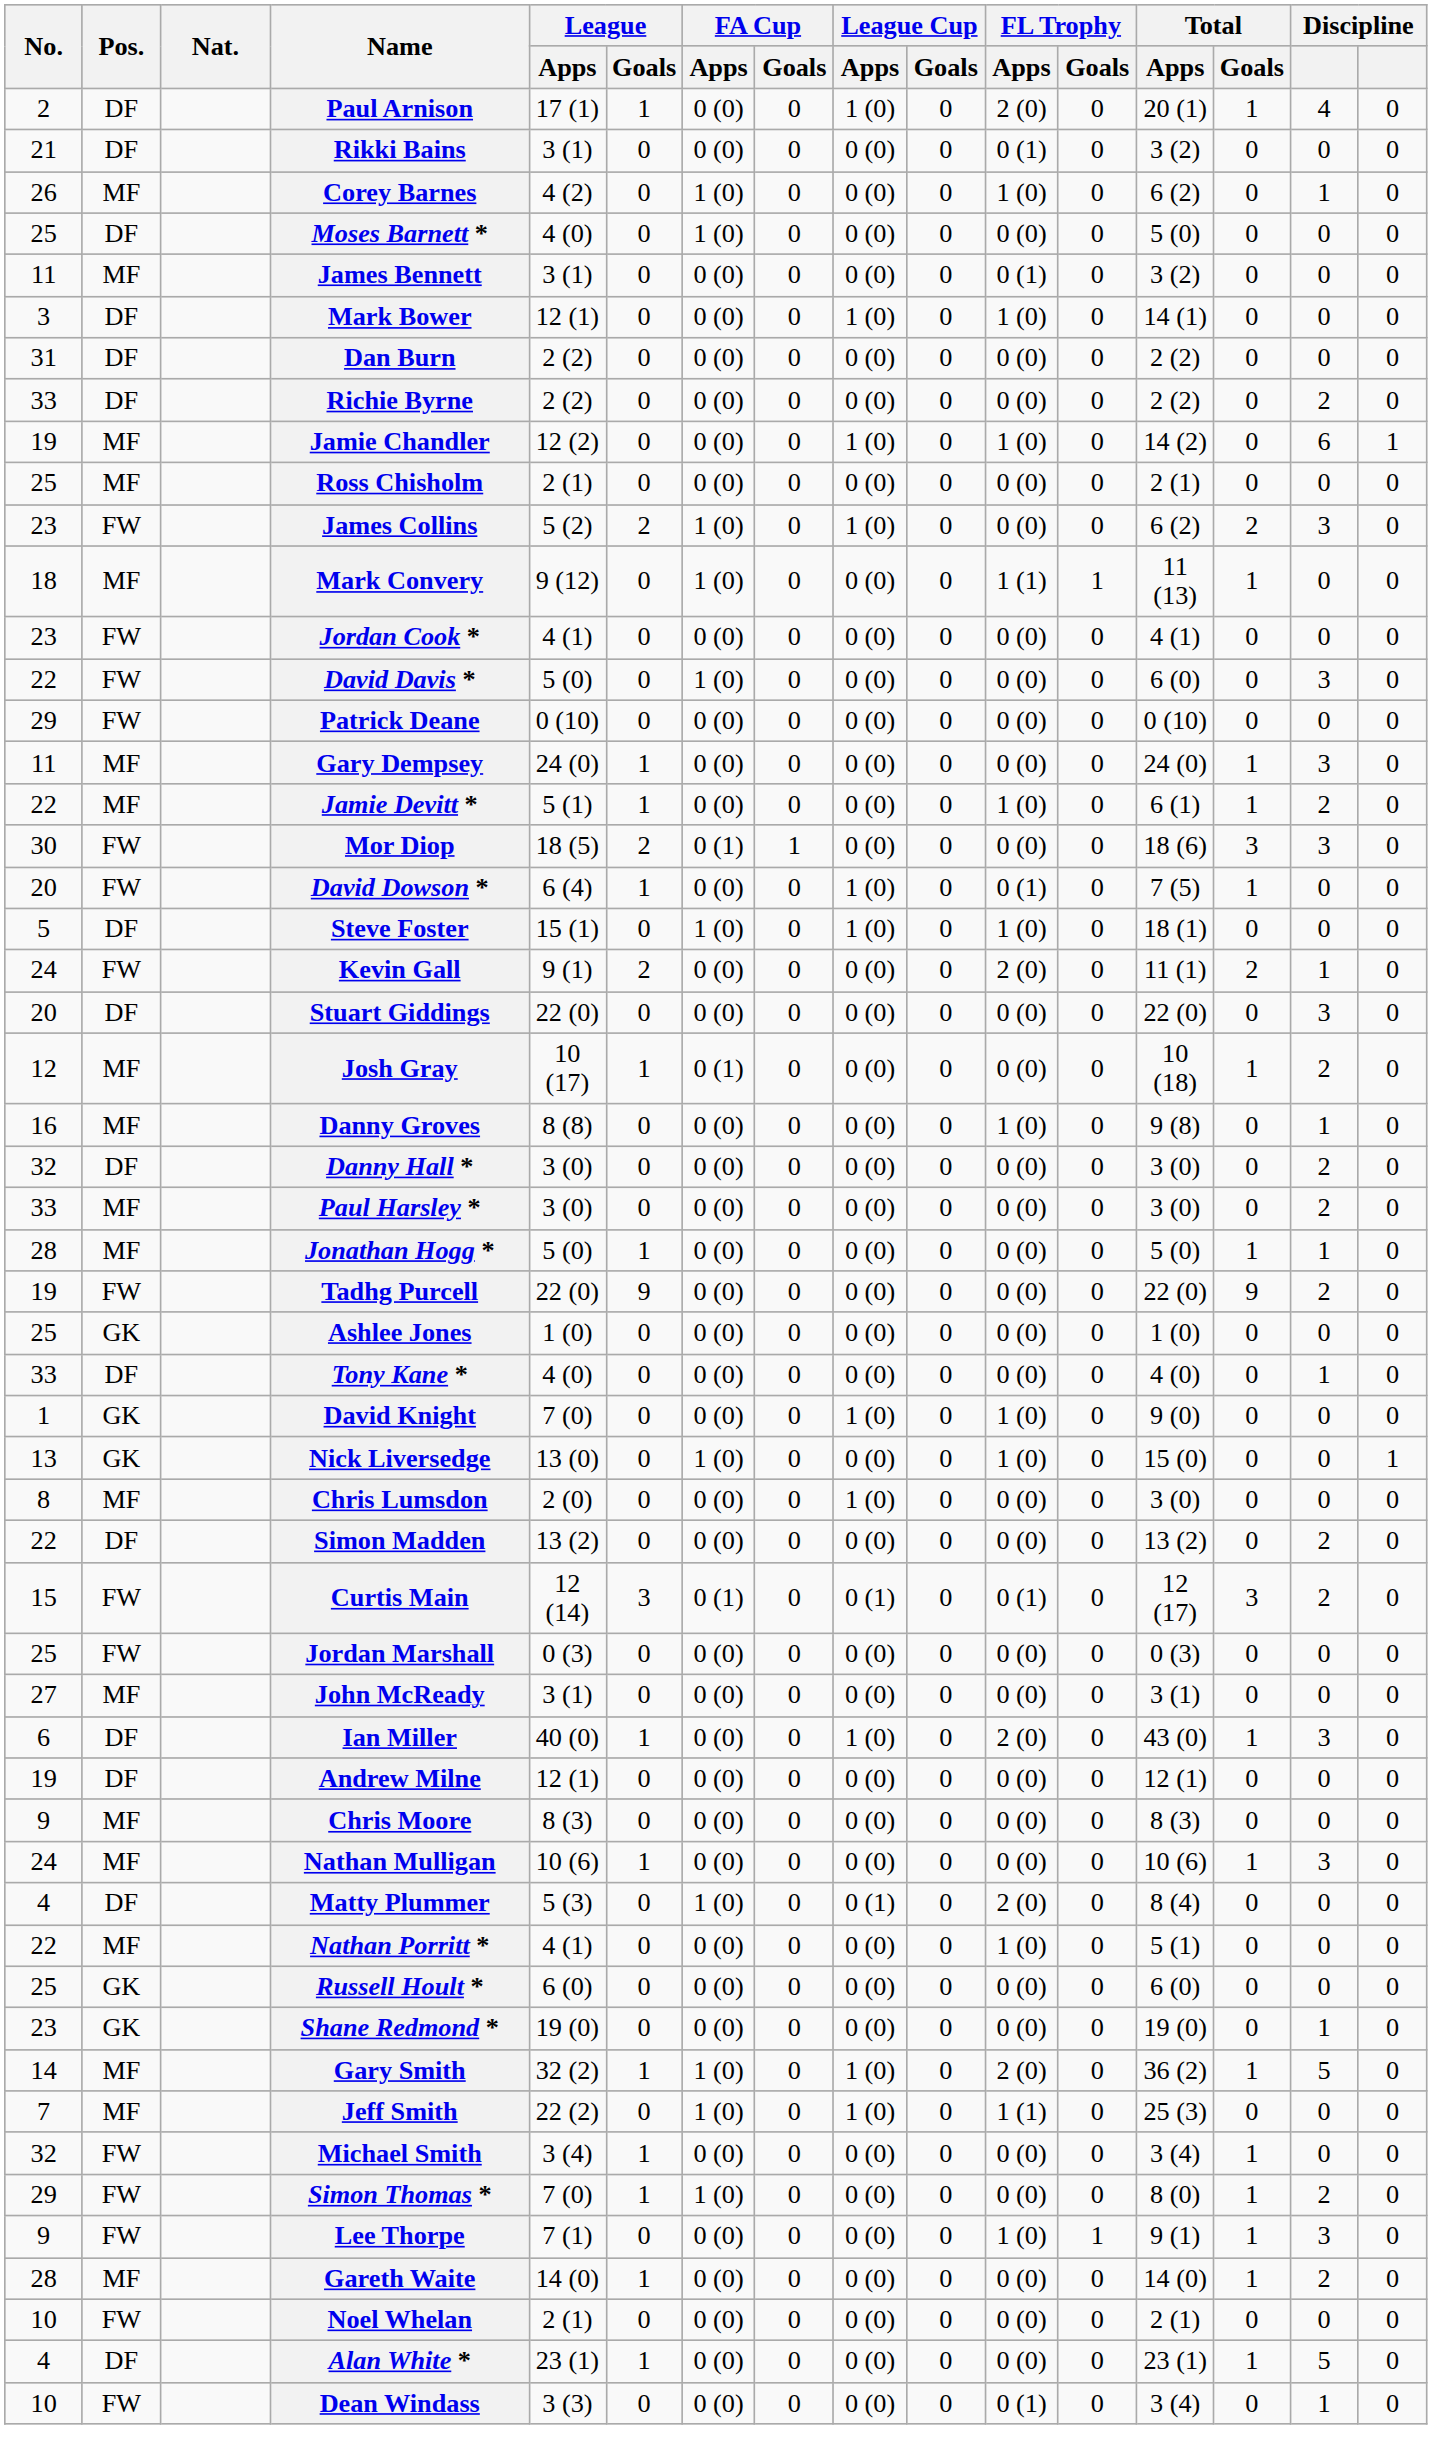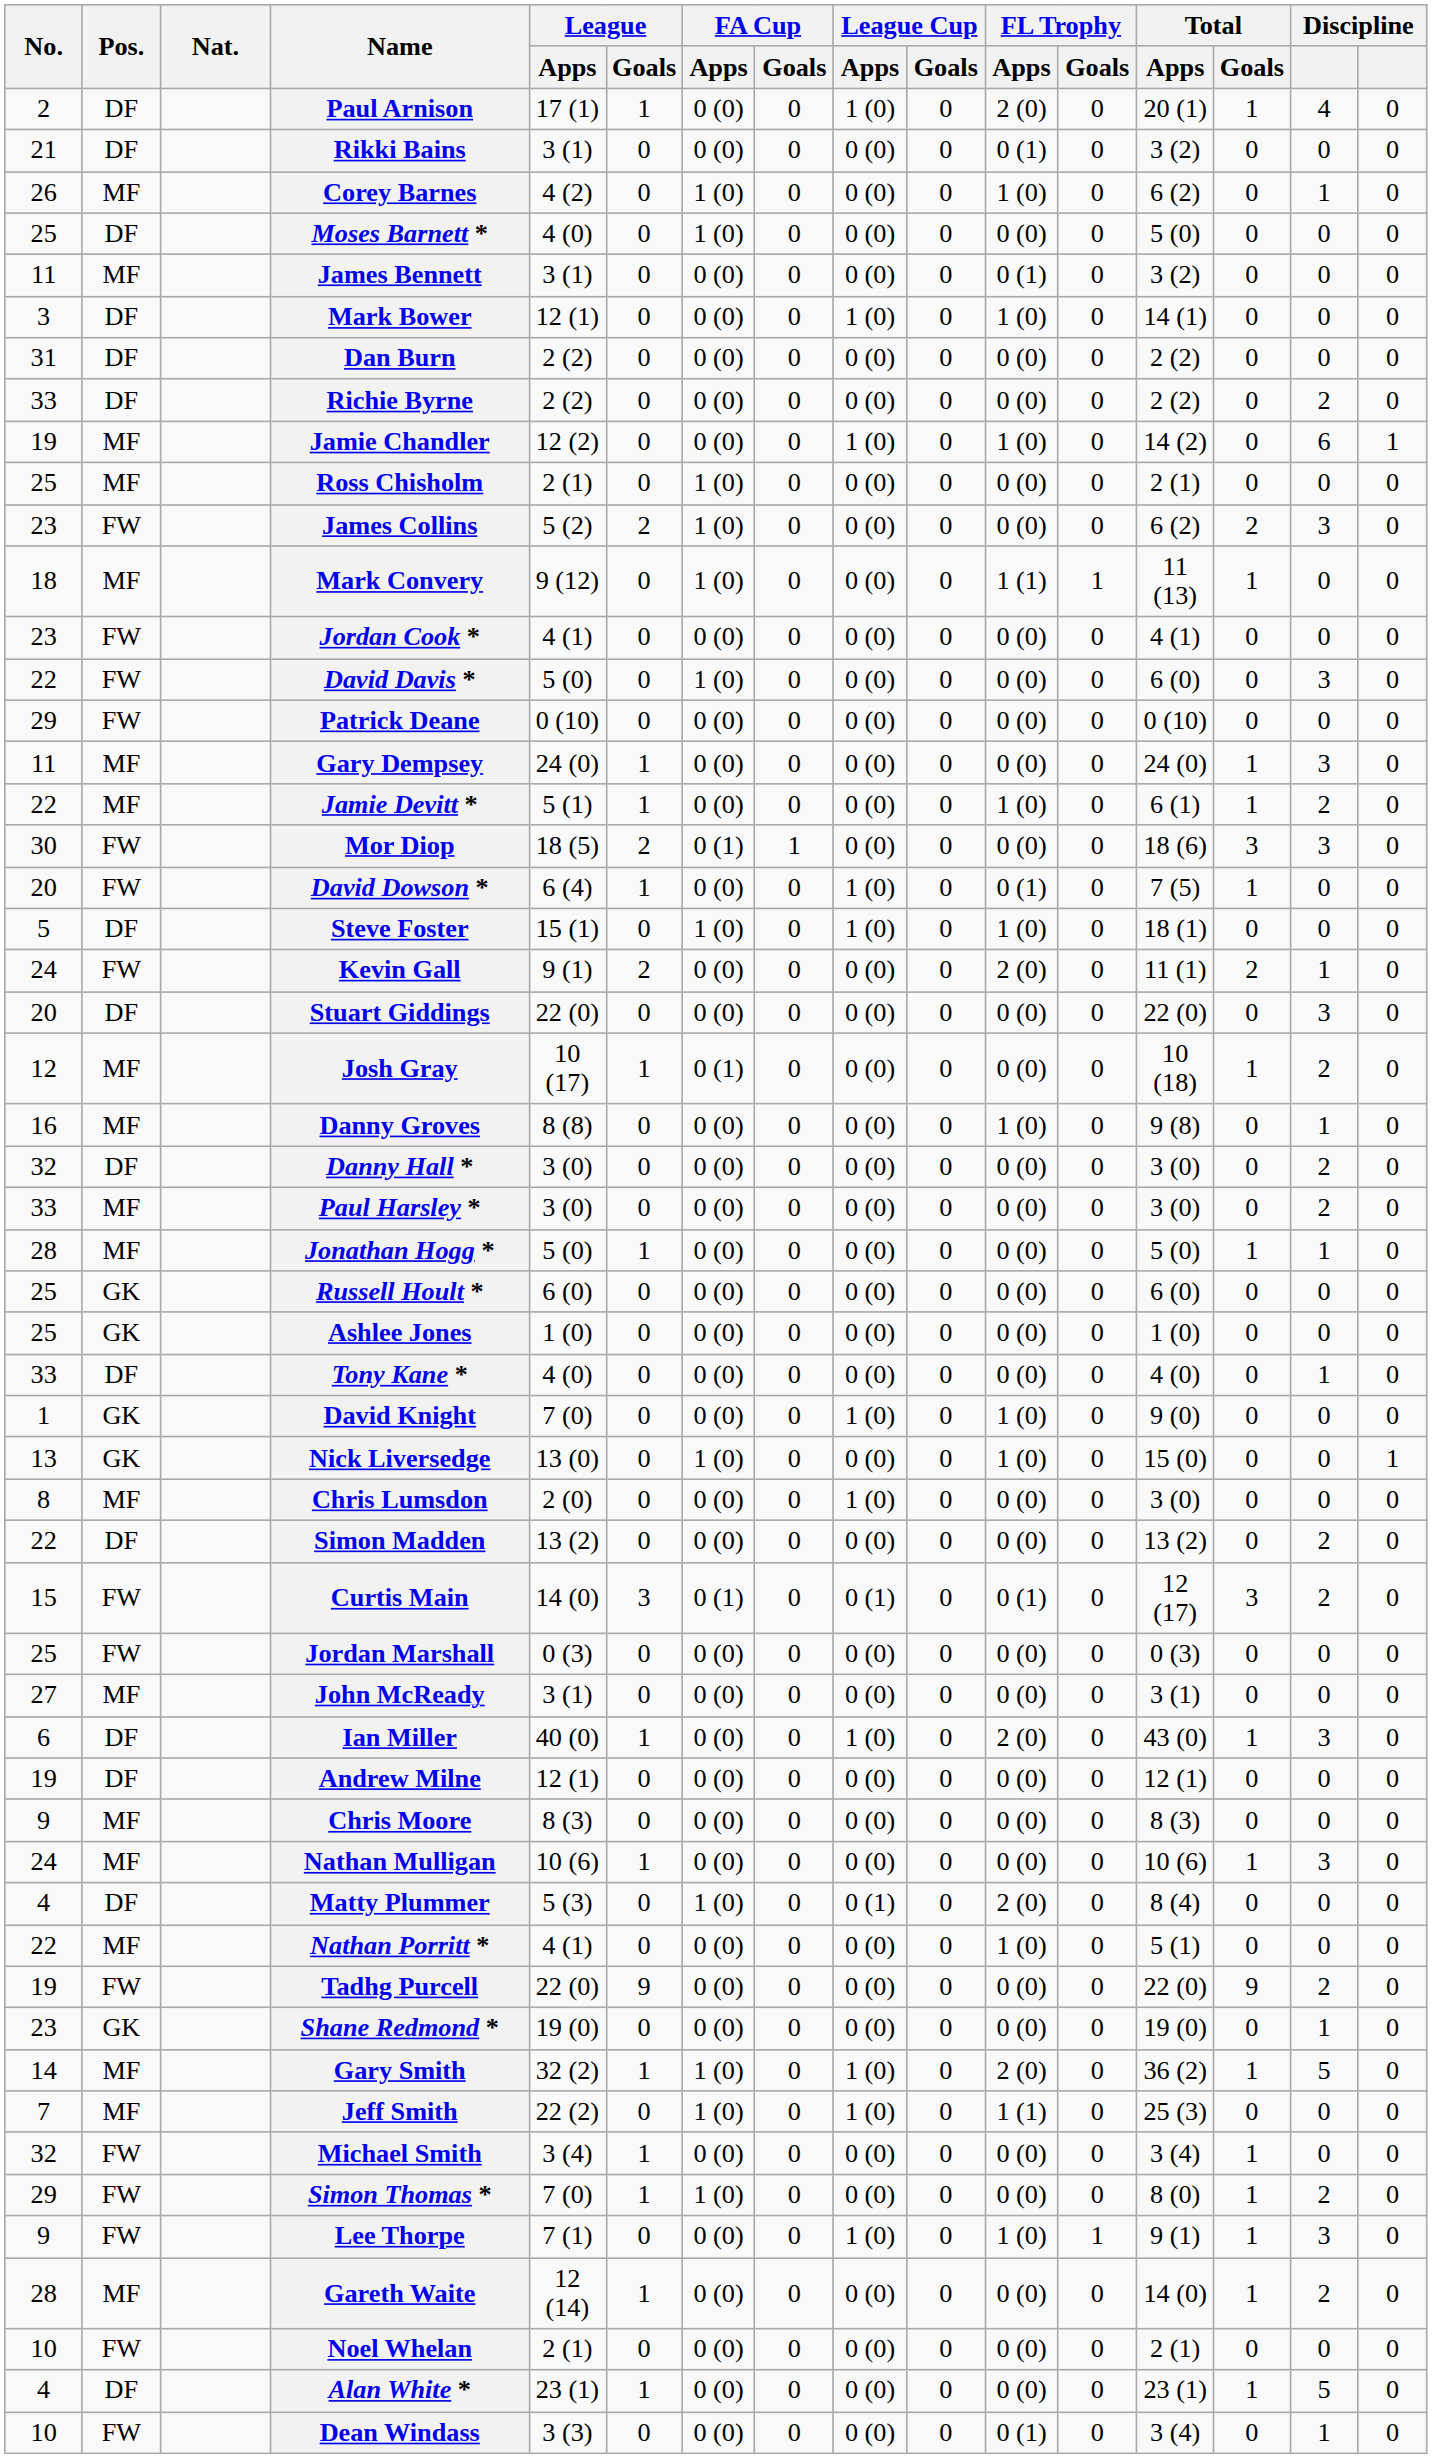(719, 483) 0 (0) -> (719, 483) 1 (0)
(870, 524) 1 (0) -> (870, 524) 0 (0)
rows swapped: (400, 1986) <-> (400, 1291)
(567, 1597) 12 (14) -> (567, 1597) 14 (0)
(870, 2236) 0 (0) -> (870, 2236) 1 (0)
(567, 2277) 14 (0) -> (567, 2292) 12 (14)
